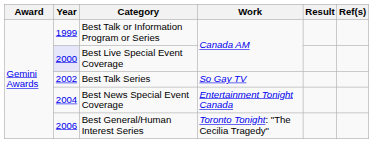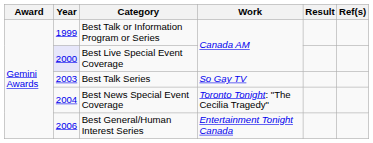(67, 79) 2002 -> (67, 79) 2003
(246, 100) Entertainment Tonight Canada -> (245, 100) Toronto Tonight: "The Cecilia Tragedy"
(245, 126) Toronto Tonight: "The Cecilia Tragedy" -> (246, 126) Entertainment Tonight Canada
